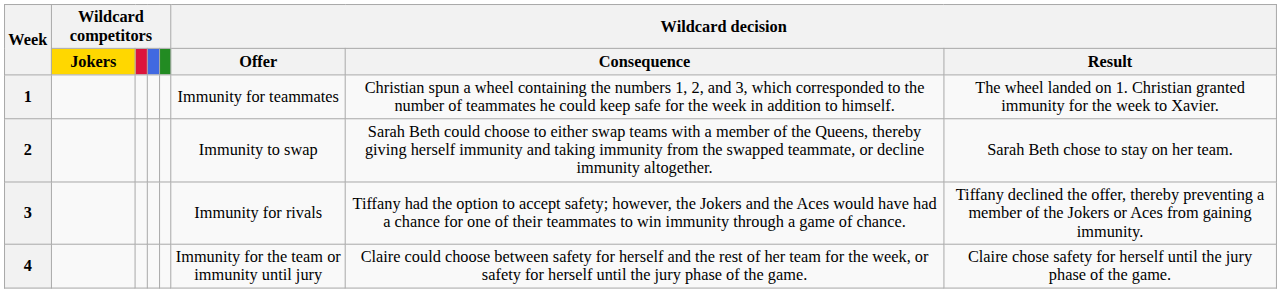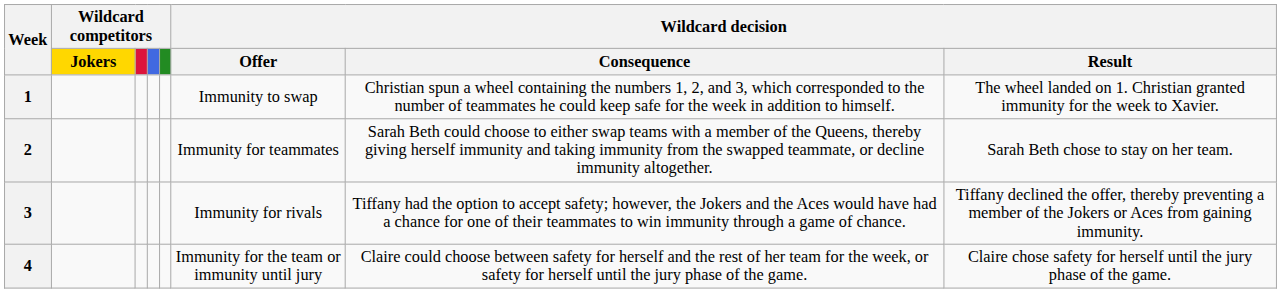(258, 96) Immunity for teammates -> (258, 96) Immunity to swap
(258, 150) Immunity to swap -> (258, 150) Immunity for teammates
